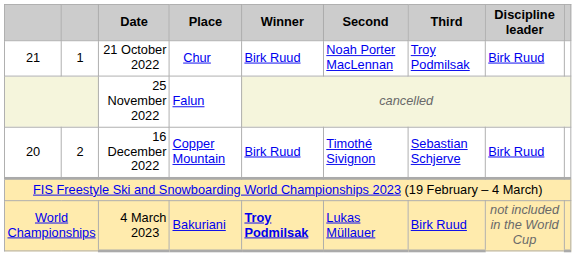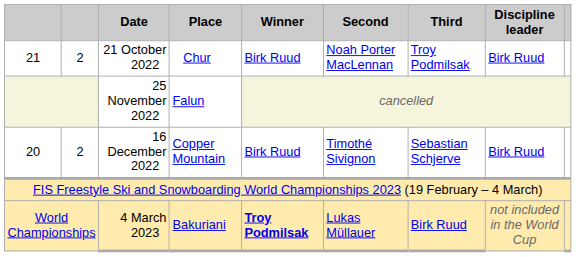(80, 57) 1 -> (80, 57) 2
